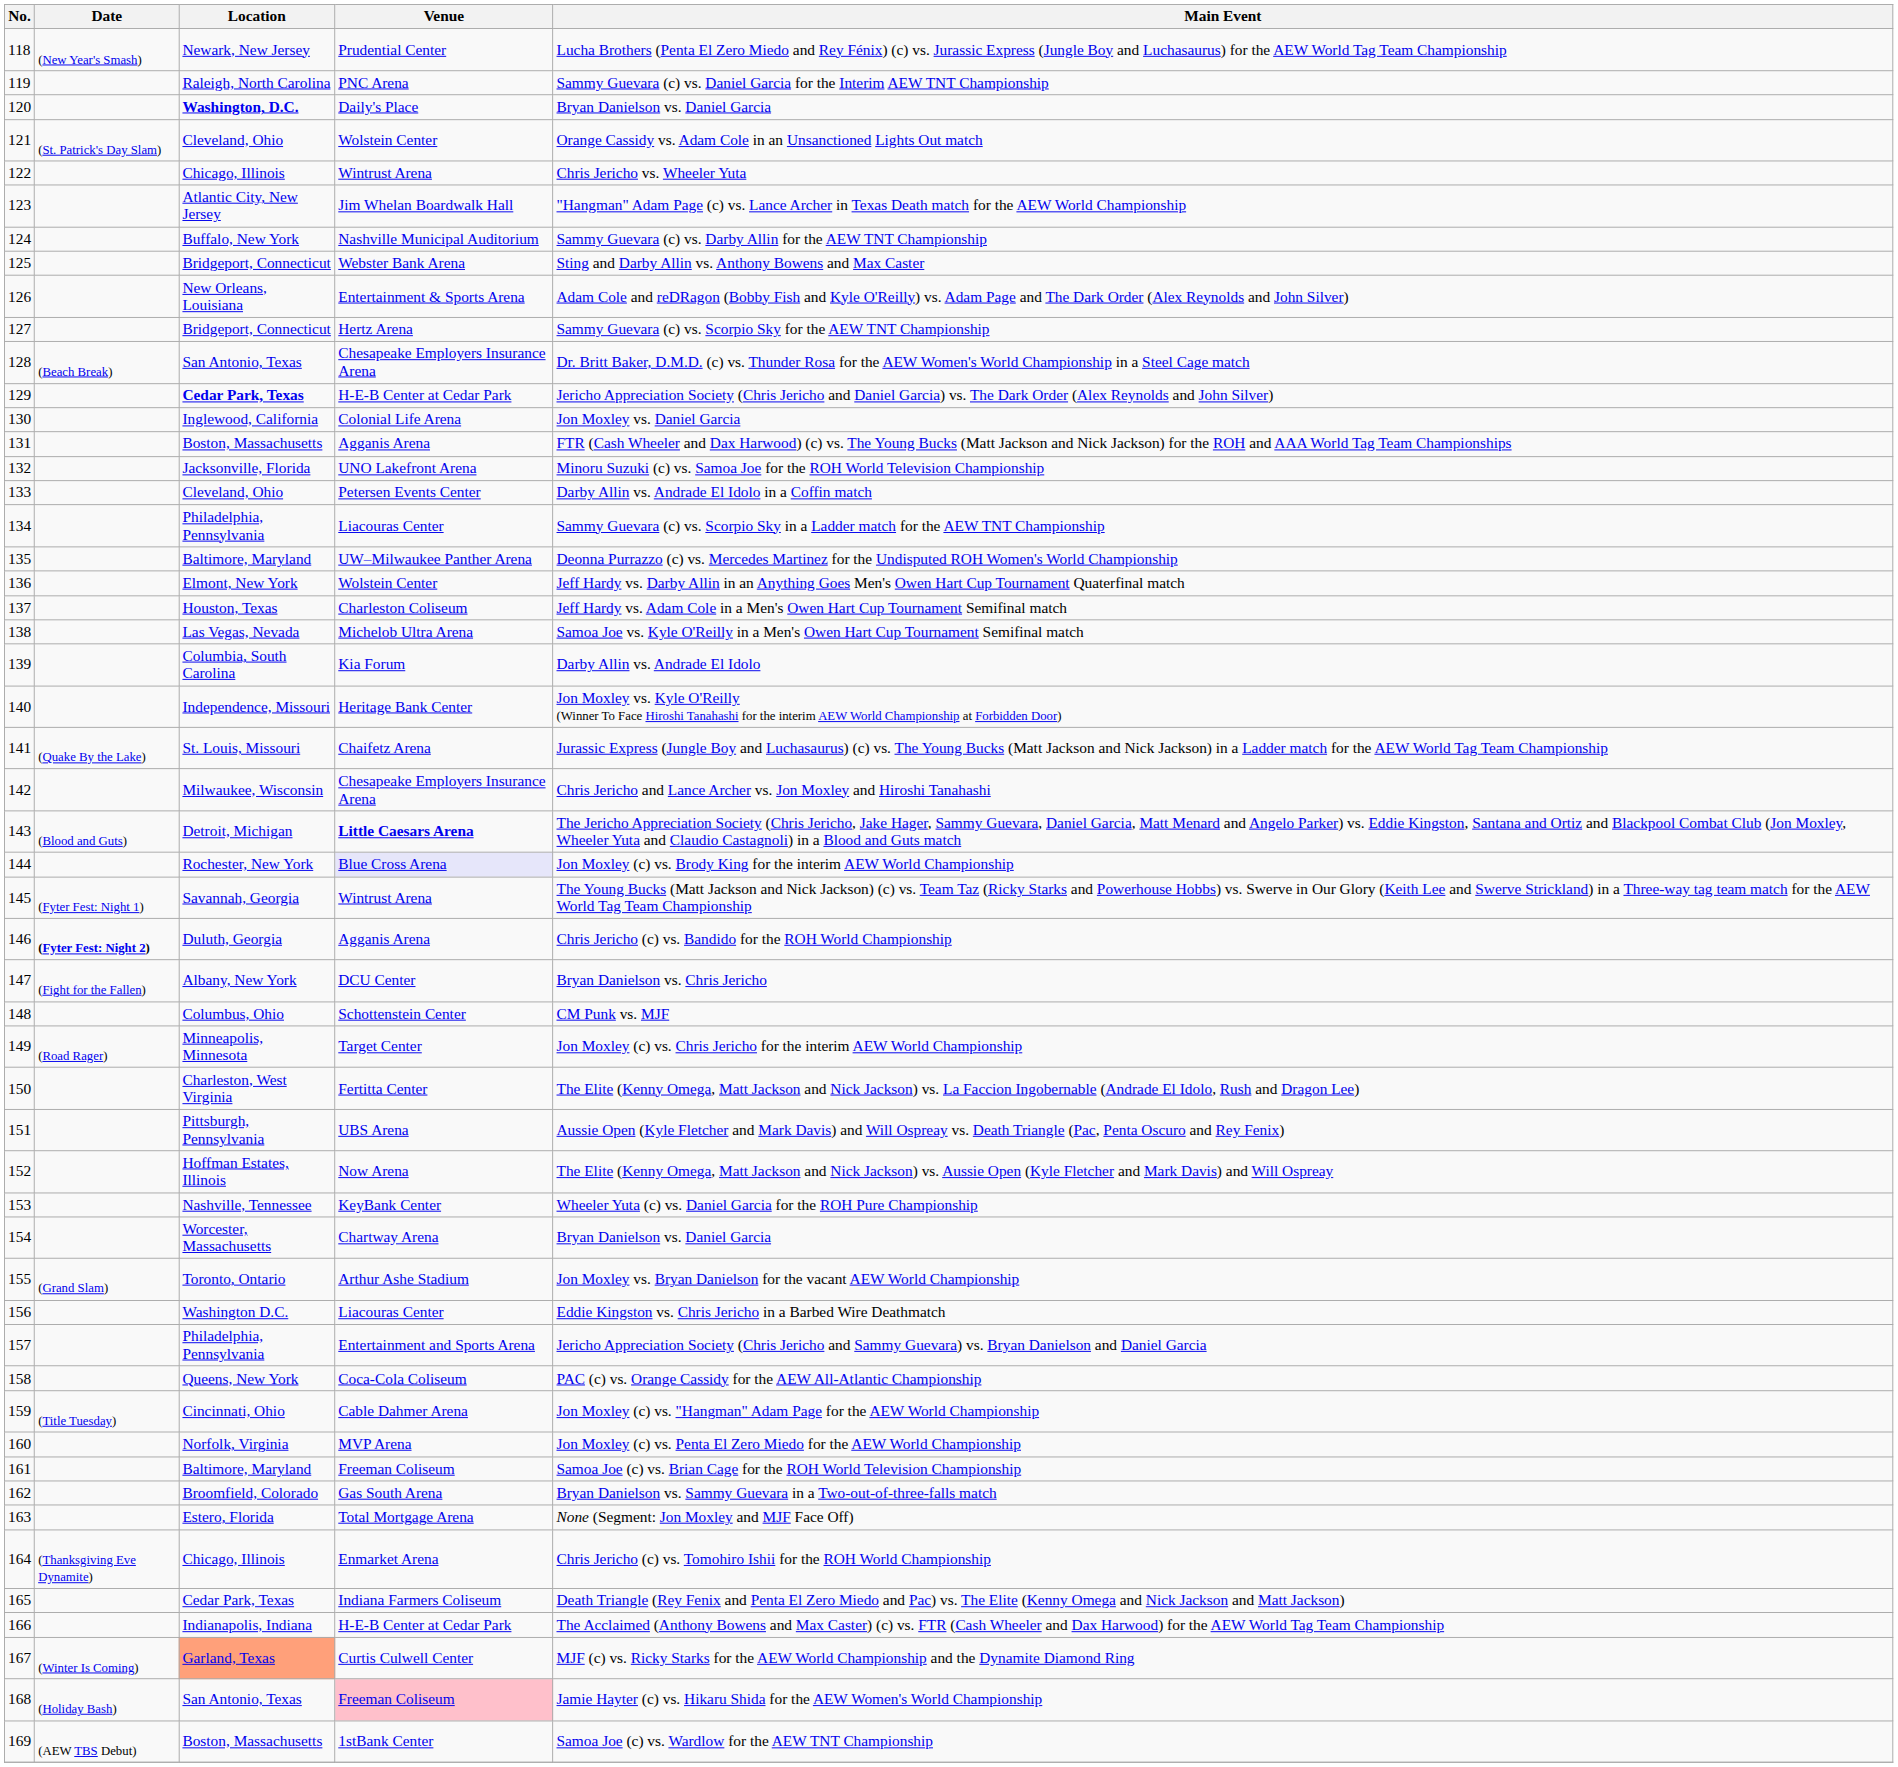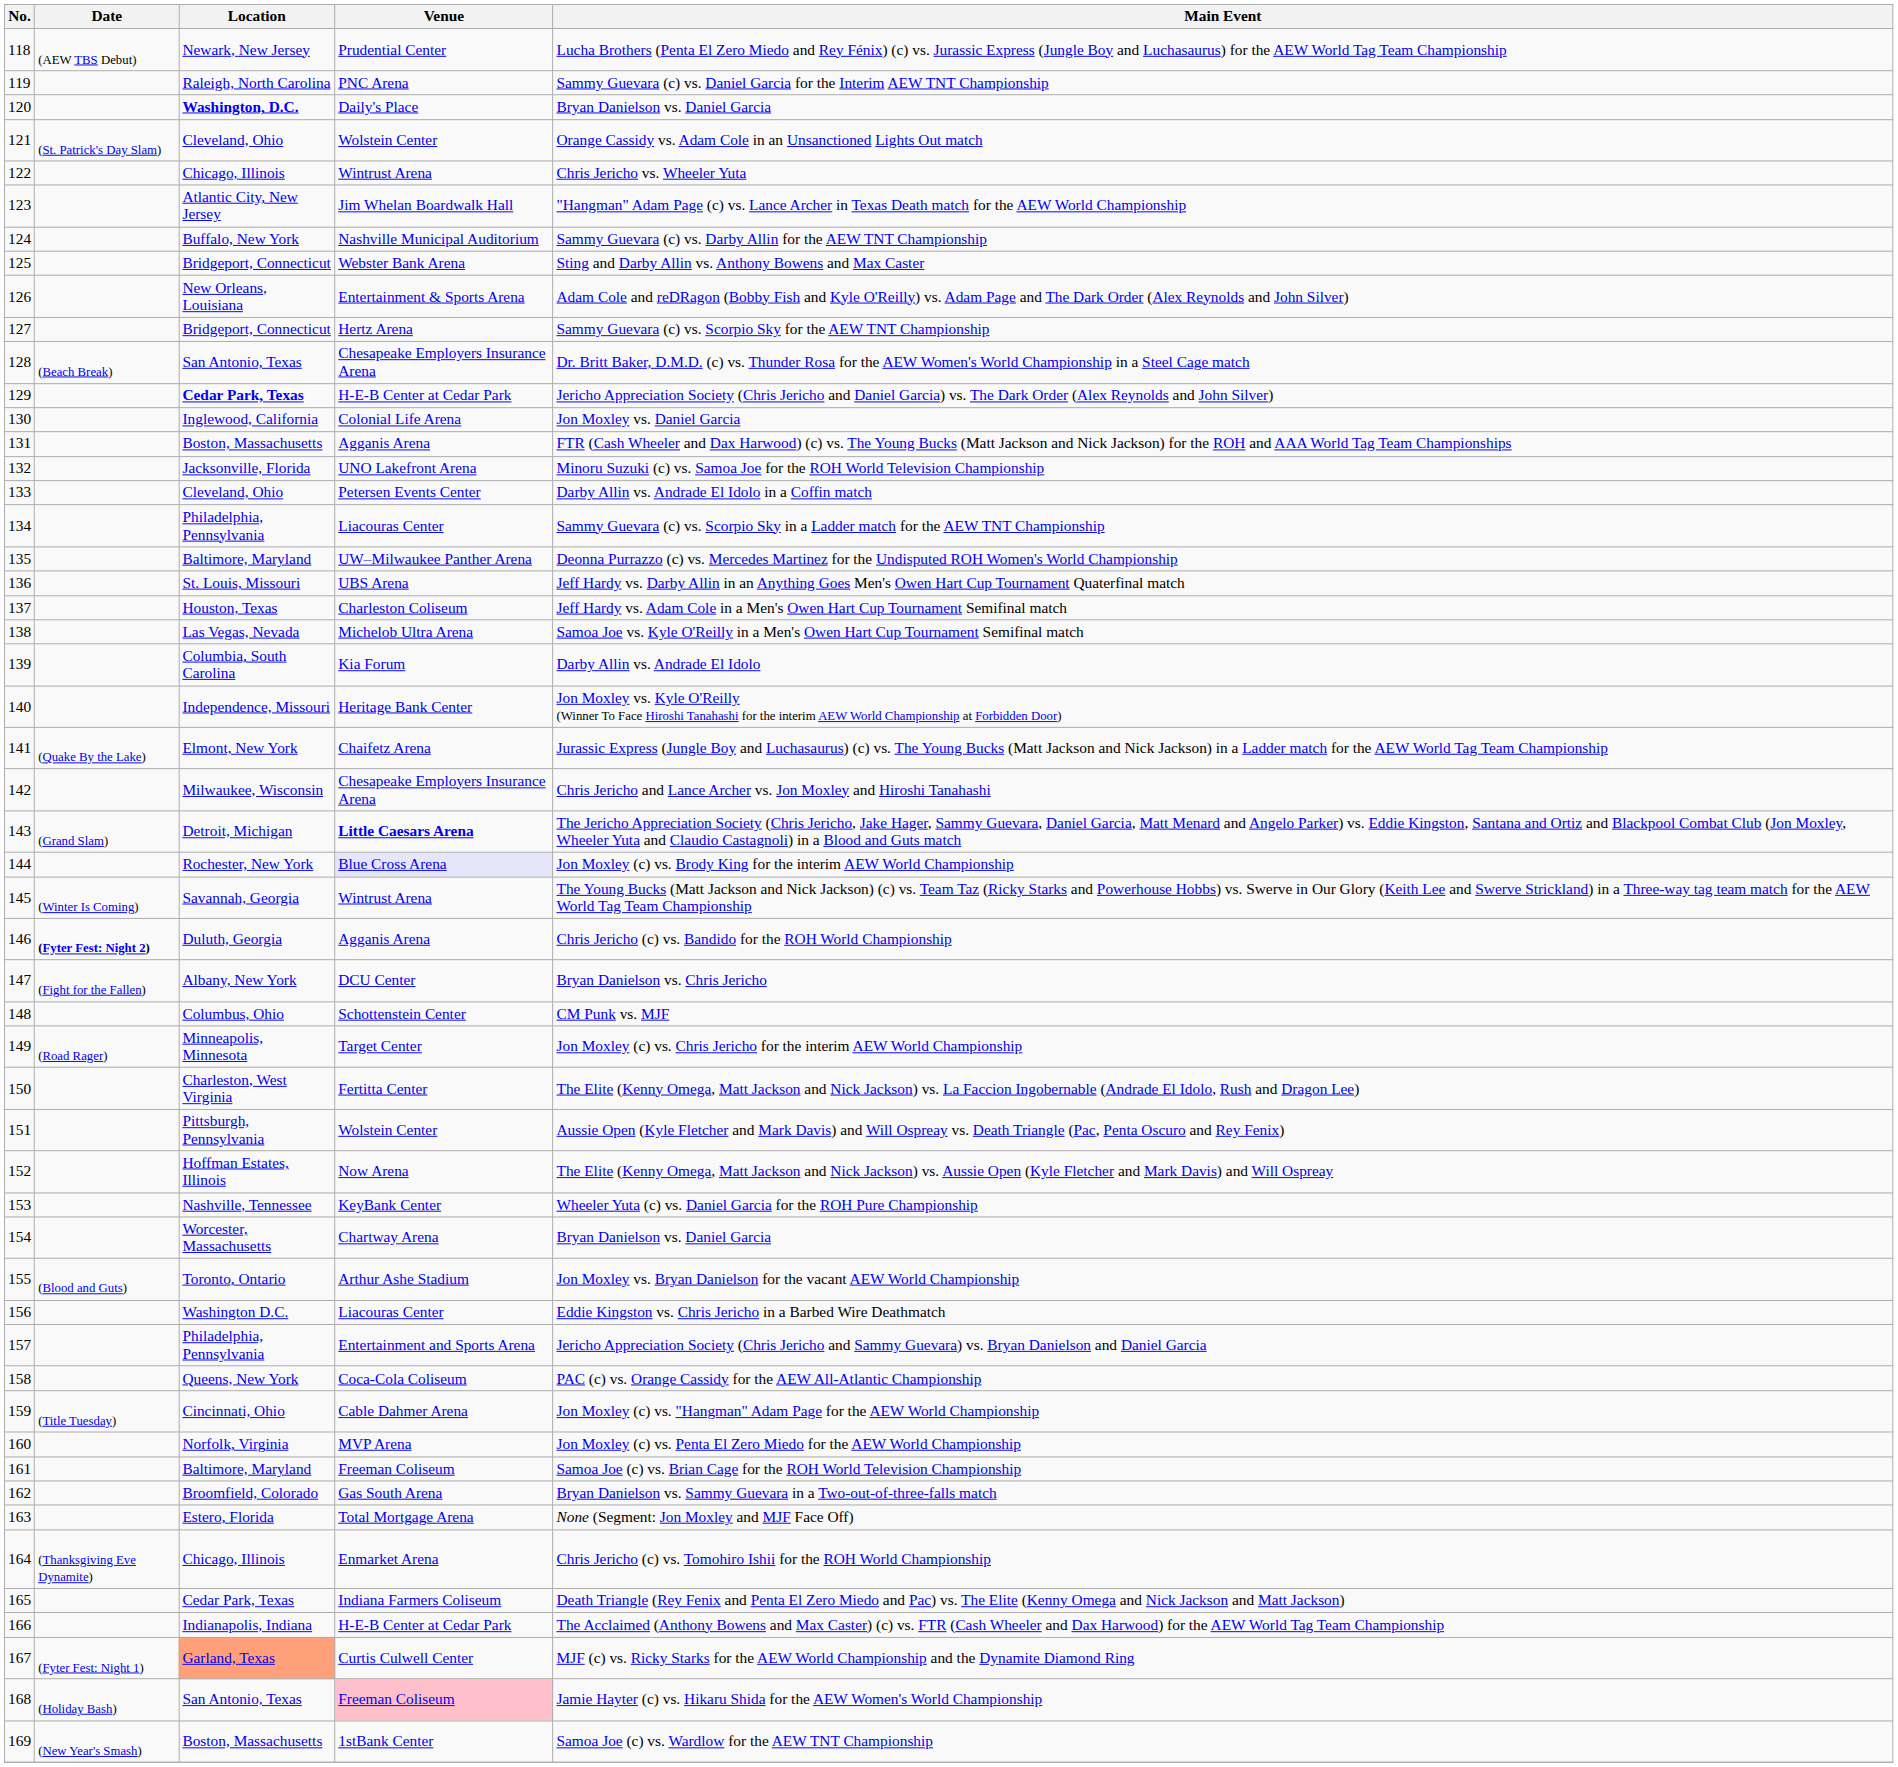(90, 59) (New Year's Smash) -> (87, 59) (AEW TBS Debut)
(240, 583) Elmont, New York -> (241, 583) St. Louis, Missouri
(388, 583) Wolstein Center -> (373, 583) UBS Arena
(241, 748) St. Louis, Missouri -> (240, 748) Elmont, New York
(83, 841) (Blood and Guts) -> (73, 841) (Grand Slam)
(91, 907) (Fyter Fest: Night 1) -> (88, 907) (Winter Is Coming)
(373, 1130) UBS Arena -> (388, 1130) Wolstein Center
(73, 1288) (Grand Slam) -> (83, 1288) (Blood and Guts)
(88, 1667) (Winter Is Coming) -> (91, 1667) (Fyter Fest: Night 1)
(87, 1750) (AEW TBS Debut) -> (90, 1750) (New Year's Smash)
